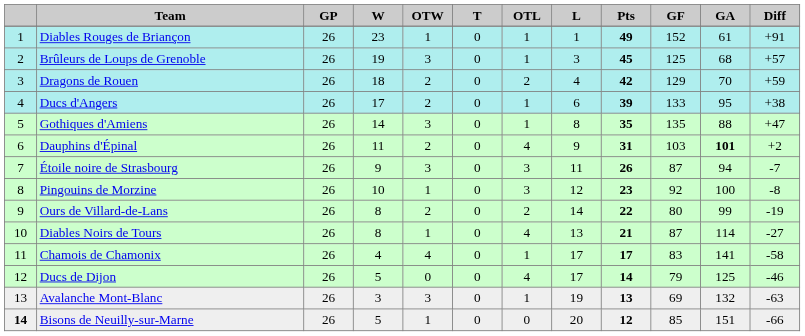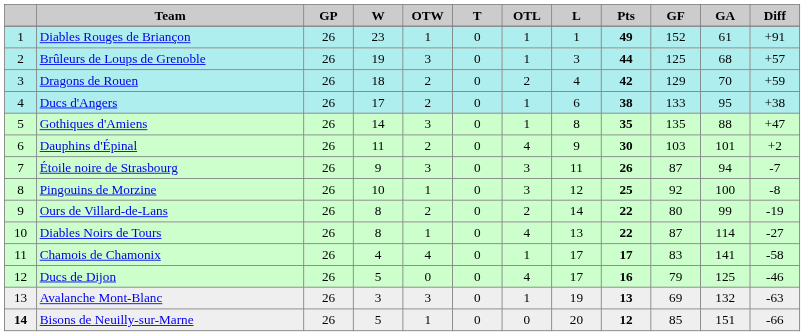(626, 58) 45 -> (626, 58) 44
(626, 102) 39 -> (626, 102) 38
(626, 145) 31 -> (626, 145) 30
(725, 145) bold -> (725, 145) normal
(626, 189) 23 -> (626, 189) 25
(626, 232) 21 -> (626, 232) 22
(626, 276) 14 -> (626, 276) 16
